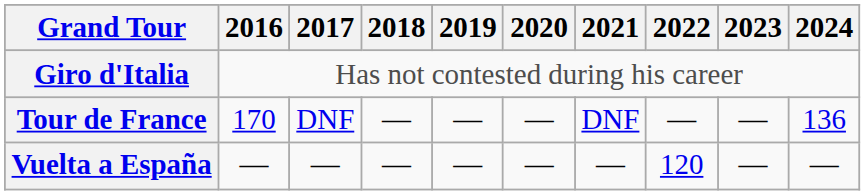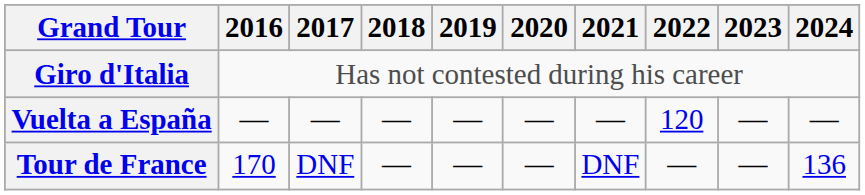rows swapped: (112, 119) <-> (112, 165)
